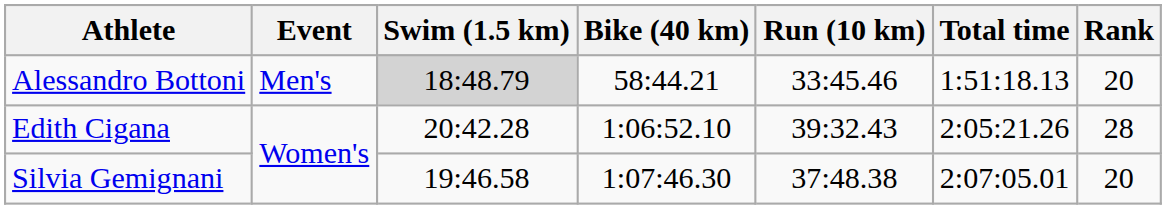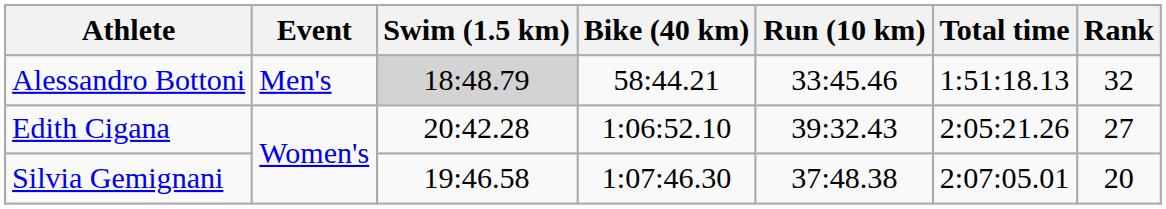(1119, 79) 20 -> (1119, 79) 32
(1119, 128) 28 -> (1119, 128) 27
